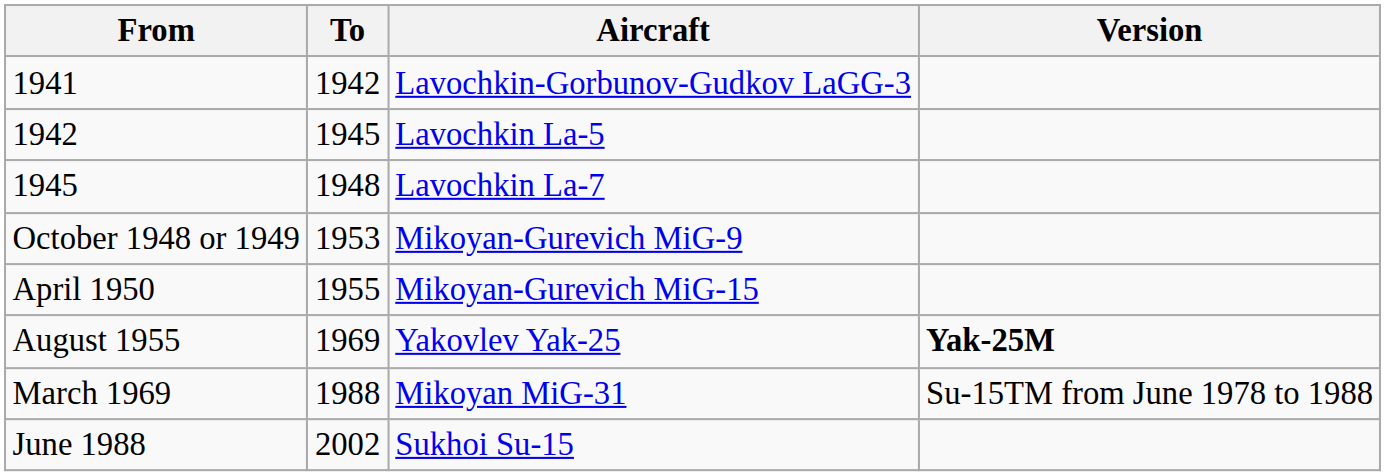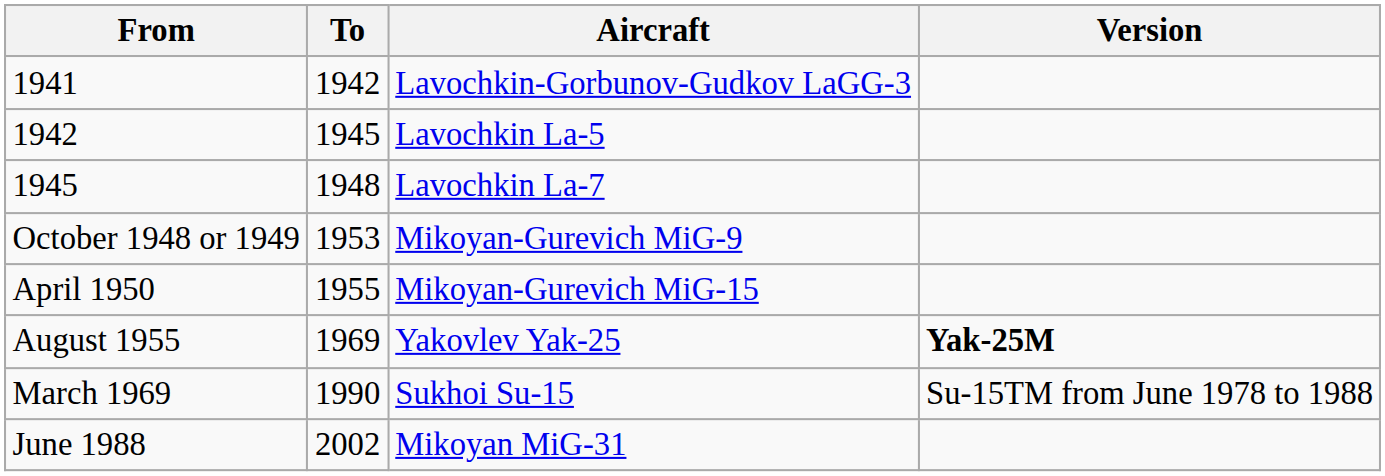(348, 392) 1988 -> (348, 392) 1990
(511, 392) Mikoyan MiG-31 -> (485, 392) Sukhoi Su-15
(485, 444) Sukhoi Su-15 -> (511, 444) Mikoyan MiG-31
